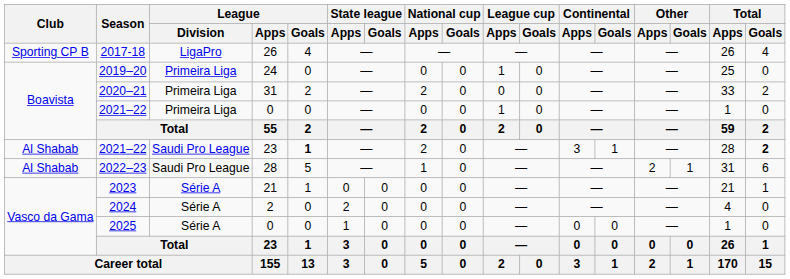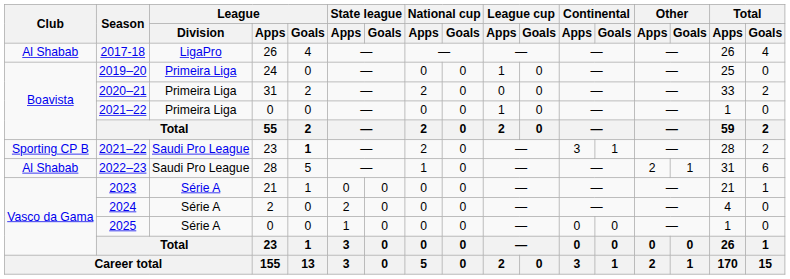(50, 52) Sporting CP B -> (50, 52) Al Shabab
(50, 149) Al Shabab -> (50, 149) Sporting CP B
(765, 149) bold -> (765, 149) normal
